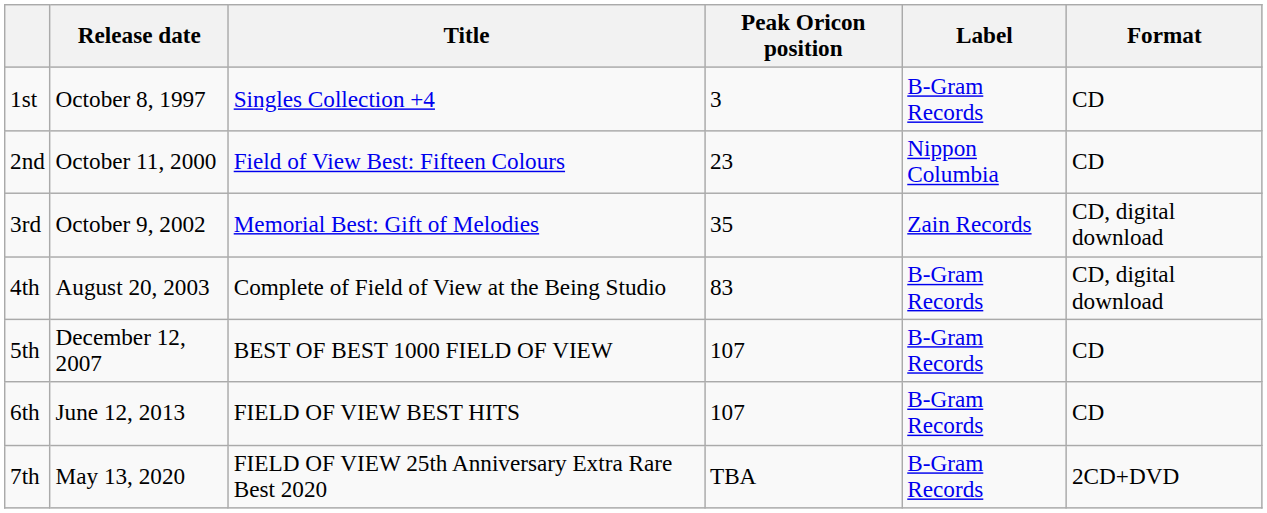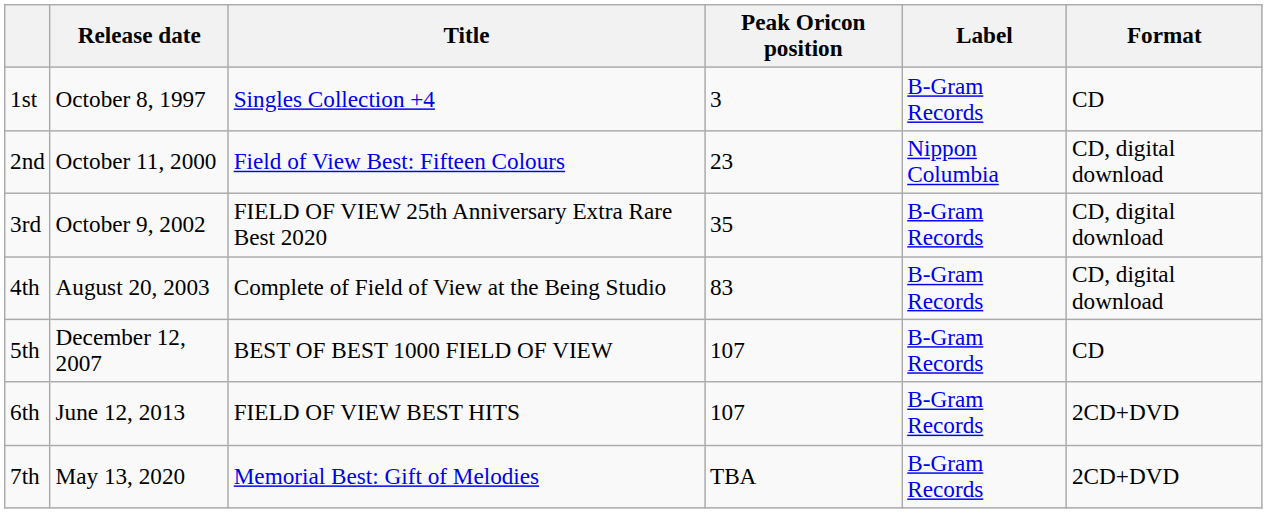(1088, 161) CD -> (1124, 161) CD, digital download
(386, 224) Memorial Best: Gift of Melodies -> (453, 224) FIELD OF VIEW 25th Anniversary Extra Rare Best 2020
(969, 224) Zain Records -> (945, 224) B-Gram Records
(1088, 413) CD -> (1126, 413) 2CD+DVD
(453, 476) FIELD OF VIEW 25th Anniversary Extra Rare Best 2020 -> (386, 476) Memorial Best: Gift of Melodies
